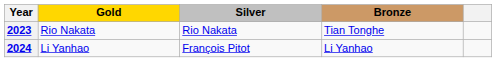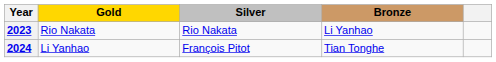(354, 30) Tian Tonghe -> (348, 30) Li Yanhao
(348, 48) Li Yanhao -> (354, 48) Tian Tonghe
